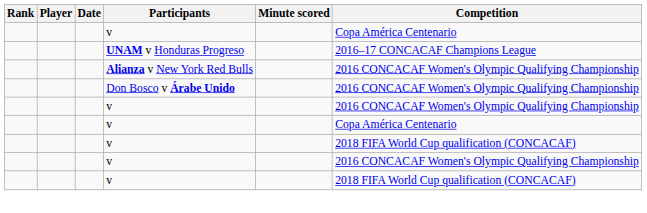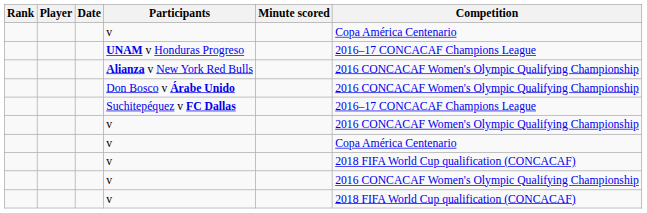+ row: (21, 106)
